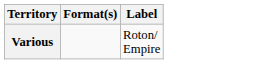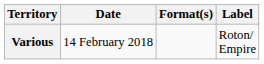+ column: (108, 14)
